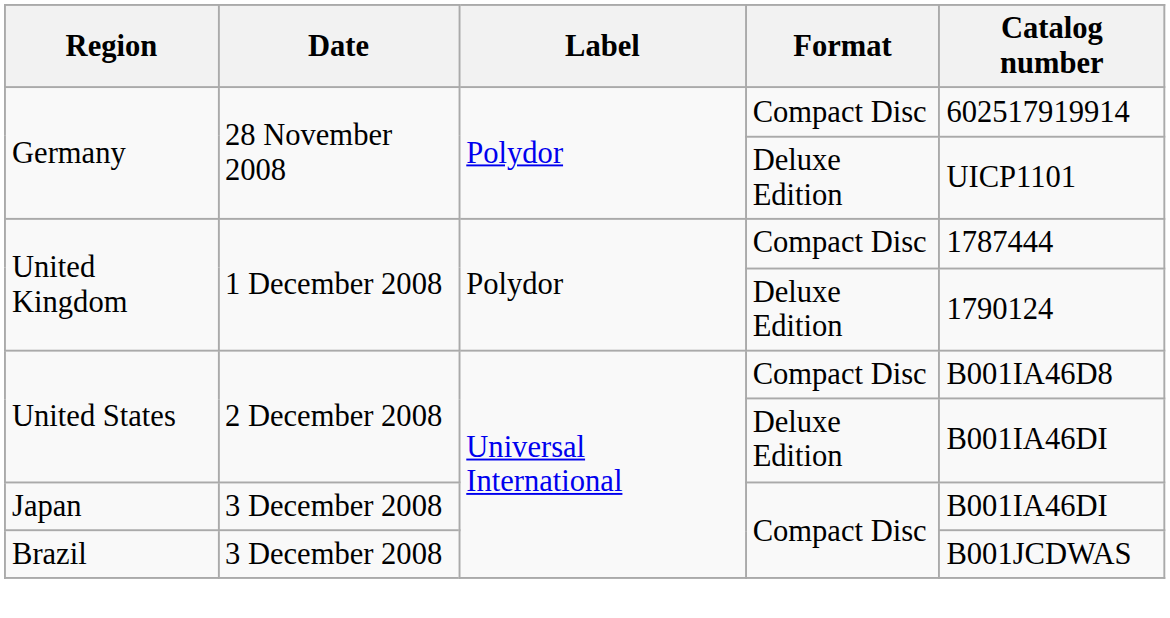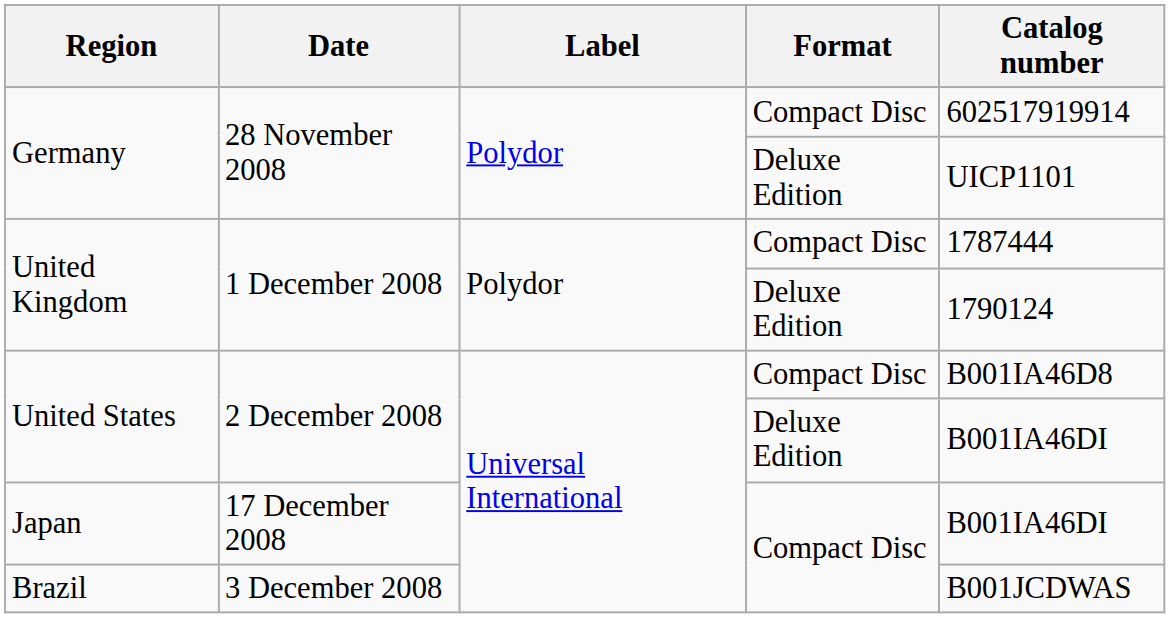(334, 505) 3 December 2008 -> (307, 522) 17 December 2008
